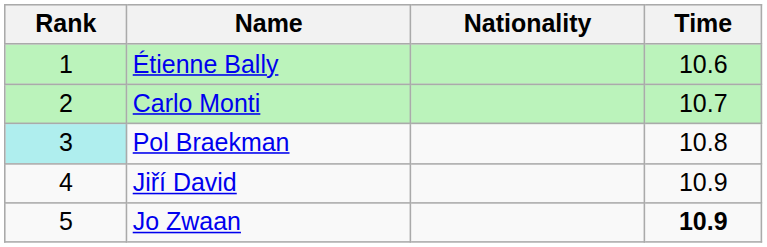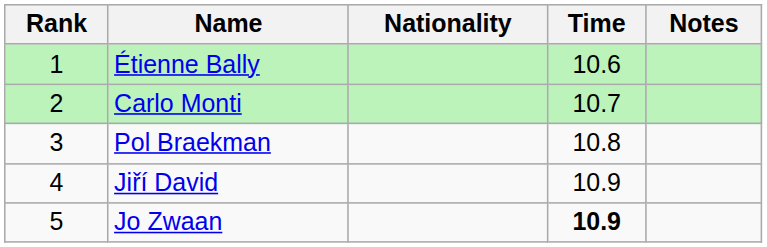+ column: (704, 24)
(66, 143) paleturquoise background -> (57, 143) no background
